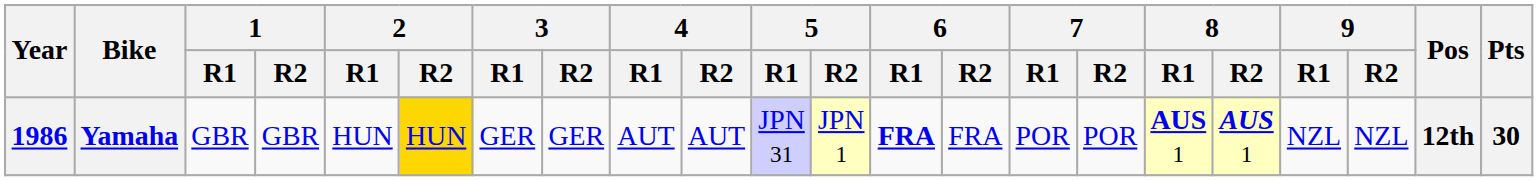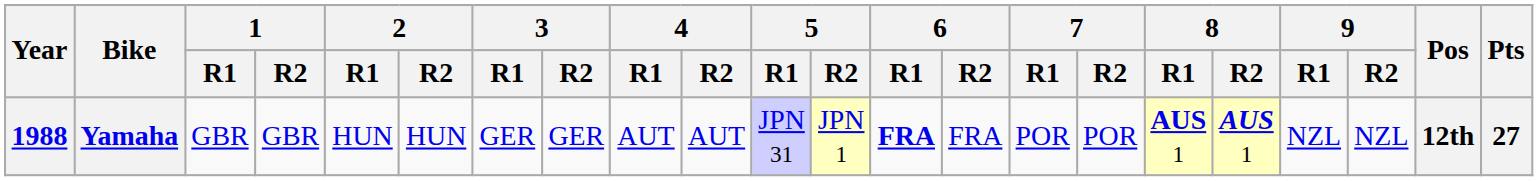(39, 135) 1986 -> (39, 135) 1988
(436, 135) gold background -> (436, 135) no background
(1506, 135) 30 -> (1506, 135) 27
